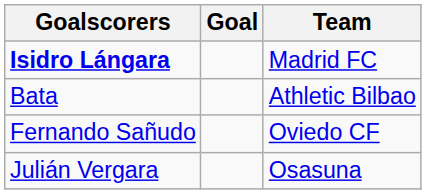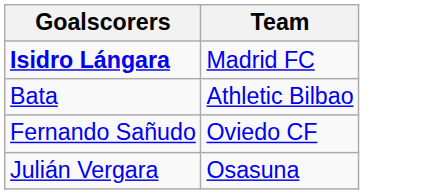- column: (232, 22)
